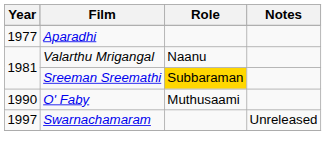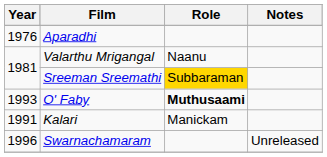(22, 36) 1977 -> (22, 36) 1976
(22, 99) 1990 -> (22, 99) 1993
(204, 99) normal -> (206, 99) bold
+ row: (60, 120)
(22, 120) 1997 -> (22, 141) 1996
